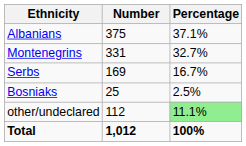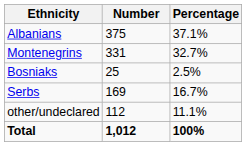rows swapped: (23, 72) <-> (32, 92)
(190, 111) lightgreen background -> (190, 111) no background
